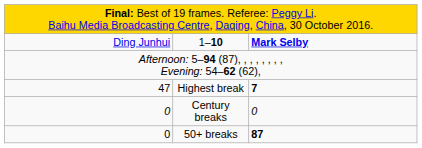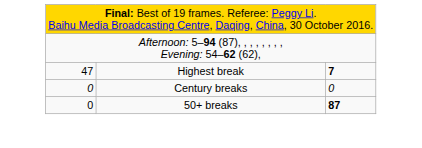- row: (211, 42)
